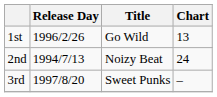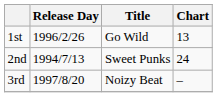(134, 58) Noizy Beat -> (138, 58) Sweet Punks
(138, 80) Sweet Punks -> (134, 80) Noizy Beat
